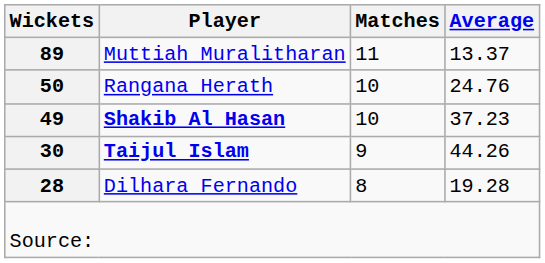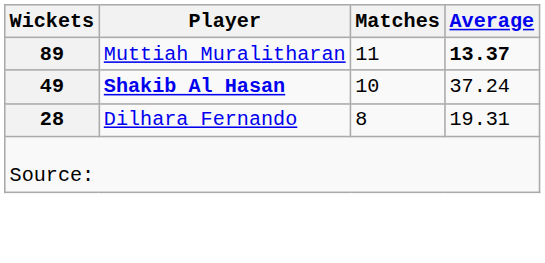(480, 54) normal -> (480, 54) bold
- row: (188, 87)
(480, 120) 37.23 -> (480, 87) 37.24
- row: (176, 153)
(480, 185) 19.28 -> (480, 120) 19.31
